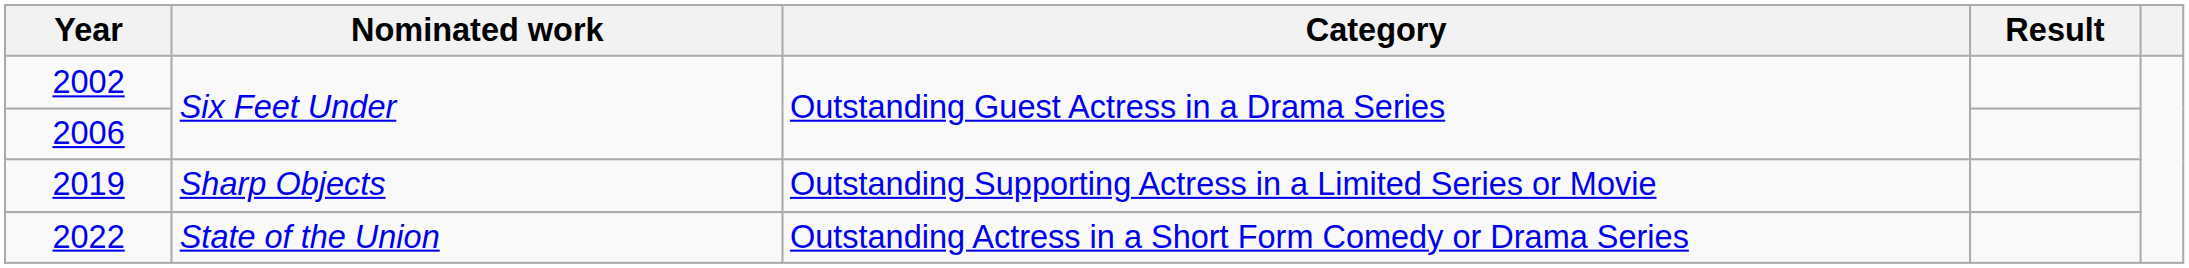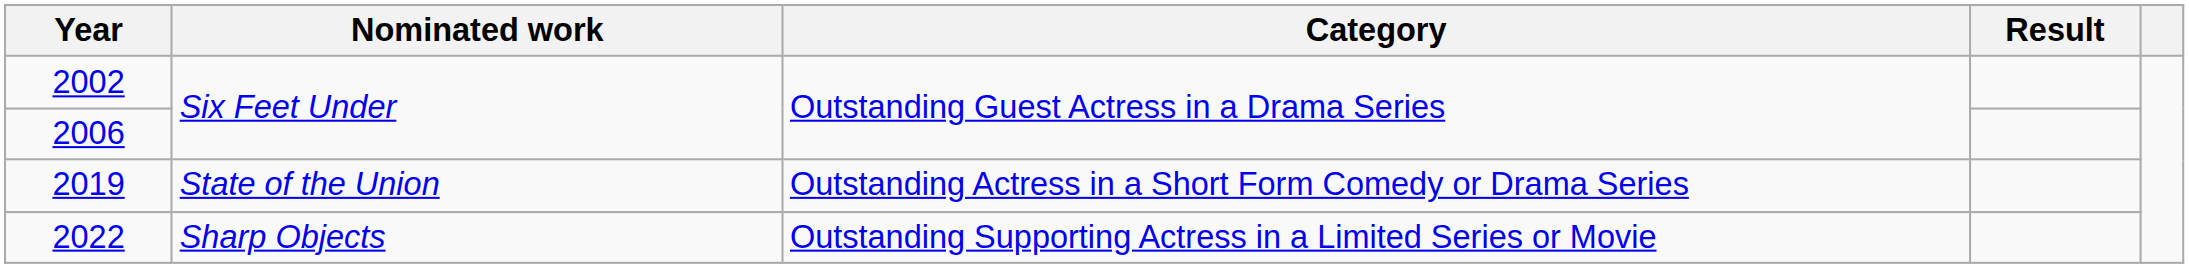(283, 184) Sharp Objects -> (310, 184) State of the Union
(1223, 184) Outstanding Supporting Actress in a Limited Series or Movie -> (1239, 184) Outstanding Actress in a Short Form Comedy or Drama Series
(310, 236) State of the Union -> (283, 236) Sharp Objects
(1239, 236) Outstanding Actress in a Short Form Comedy or Drama Series -> (1223, 236) Outstanding Supporting Actress in a Limited Series or Movie
